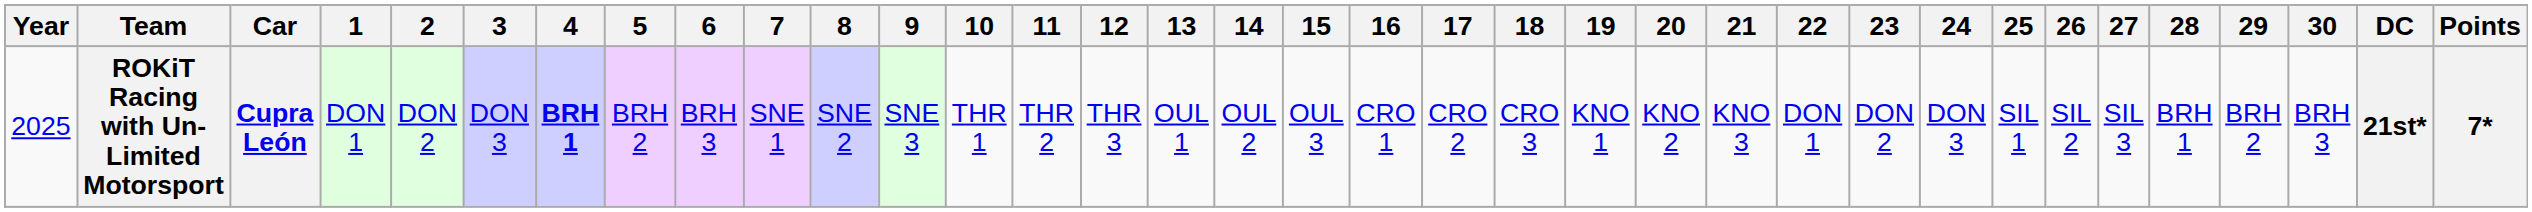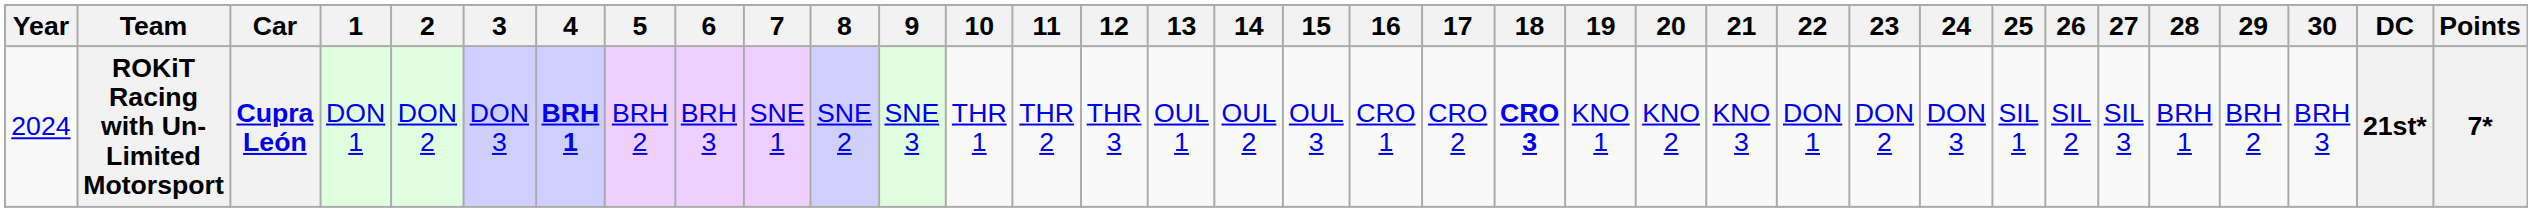(41, 126) 2025 -> (41, 126) 2024
(1530, 126) normal -> (1530, 126) bold
